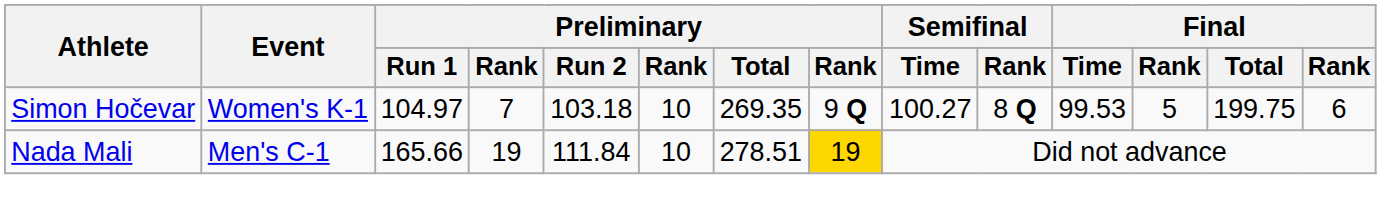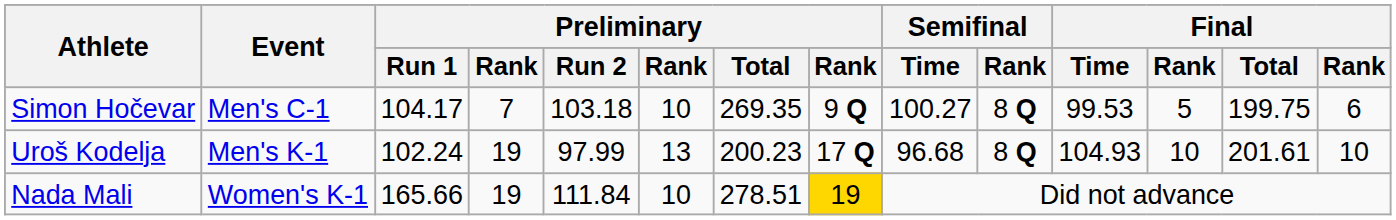(288, 109) Women's K-1 -> (269, 109) Men's C-1
(422, 109) 104.97 -> (422, 109) 104.17
+ row: (88, 152)
(269, 152) Men's C-1 -> (288, 194) Women's K-1
